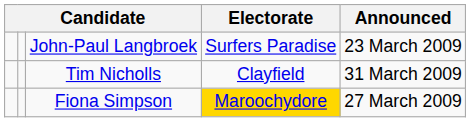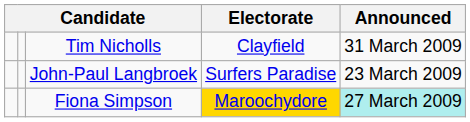rows swapped: (113, 46) <-> (113, 74)
(403, 102) no background -> (403, 102) paleturquoise background
